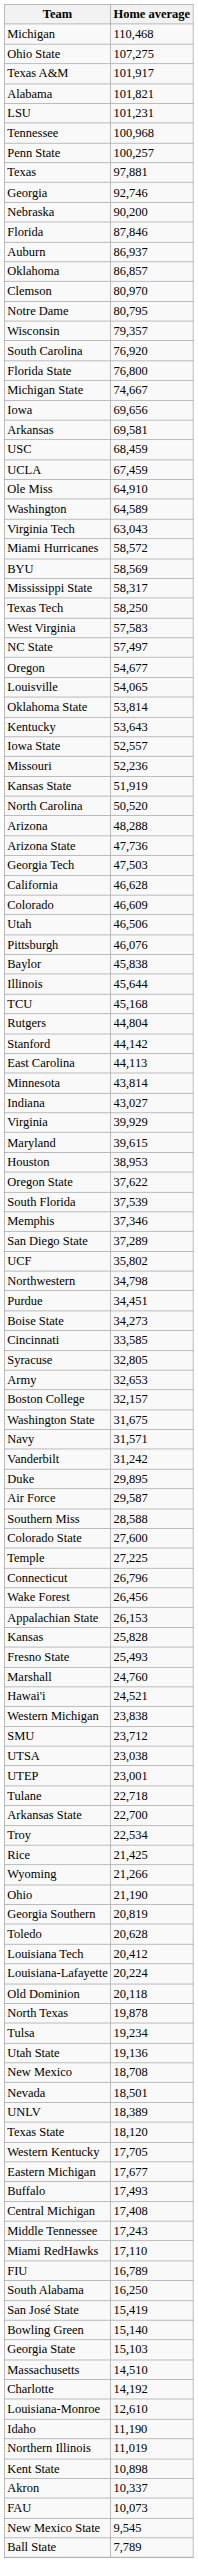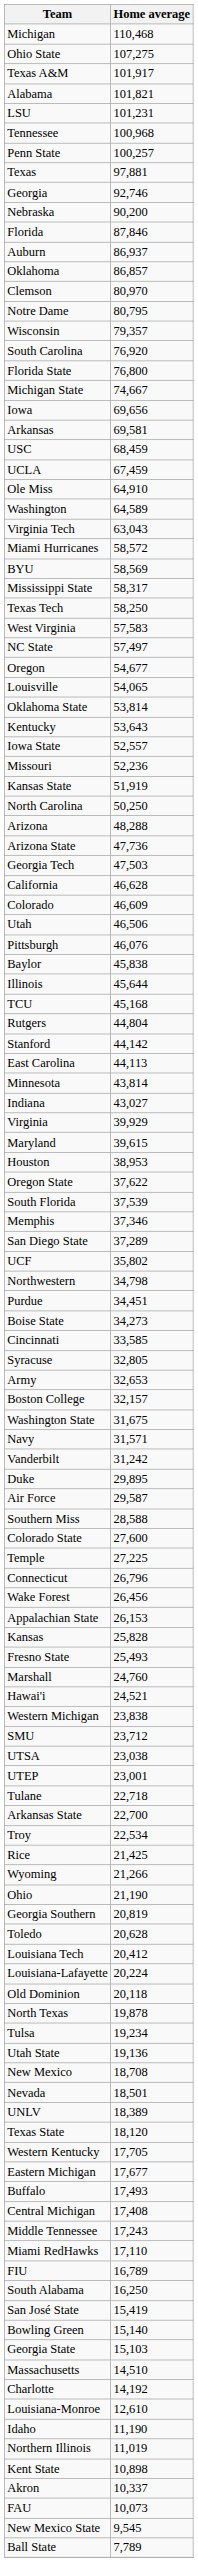(131, 806) 50,520 -> (131, 806) 50,250
